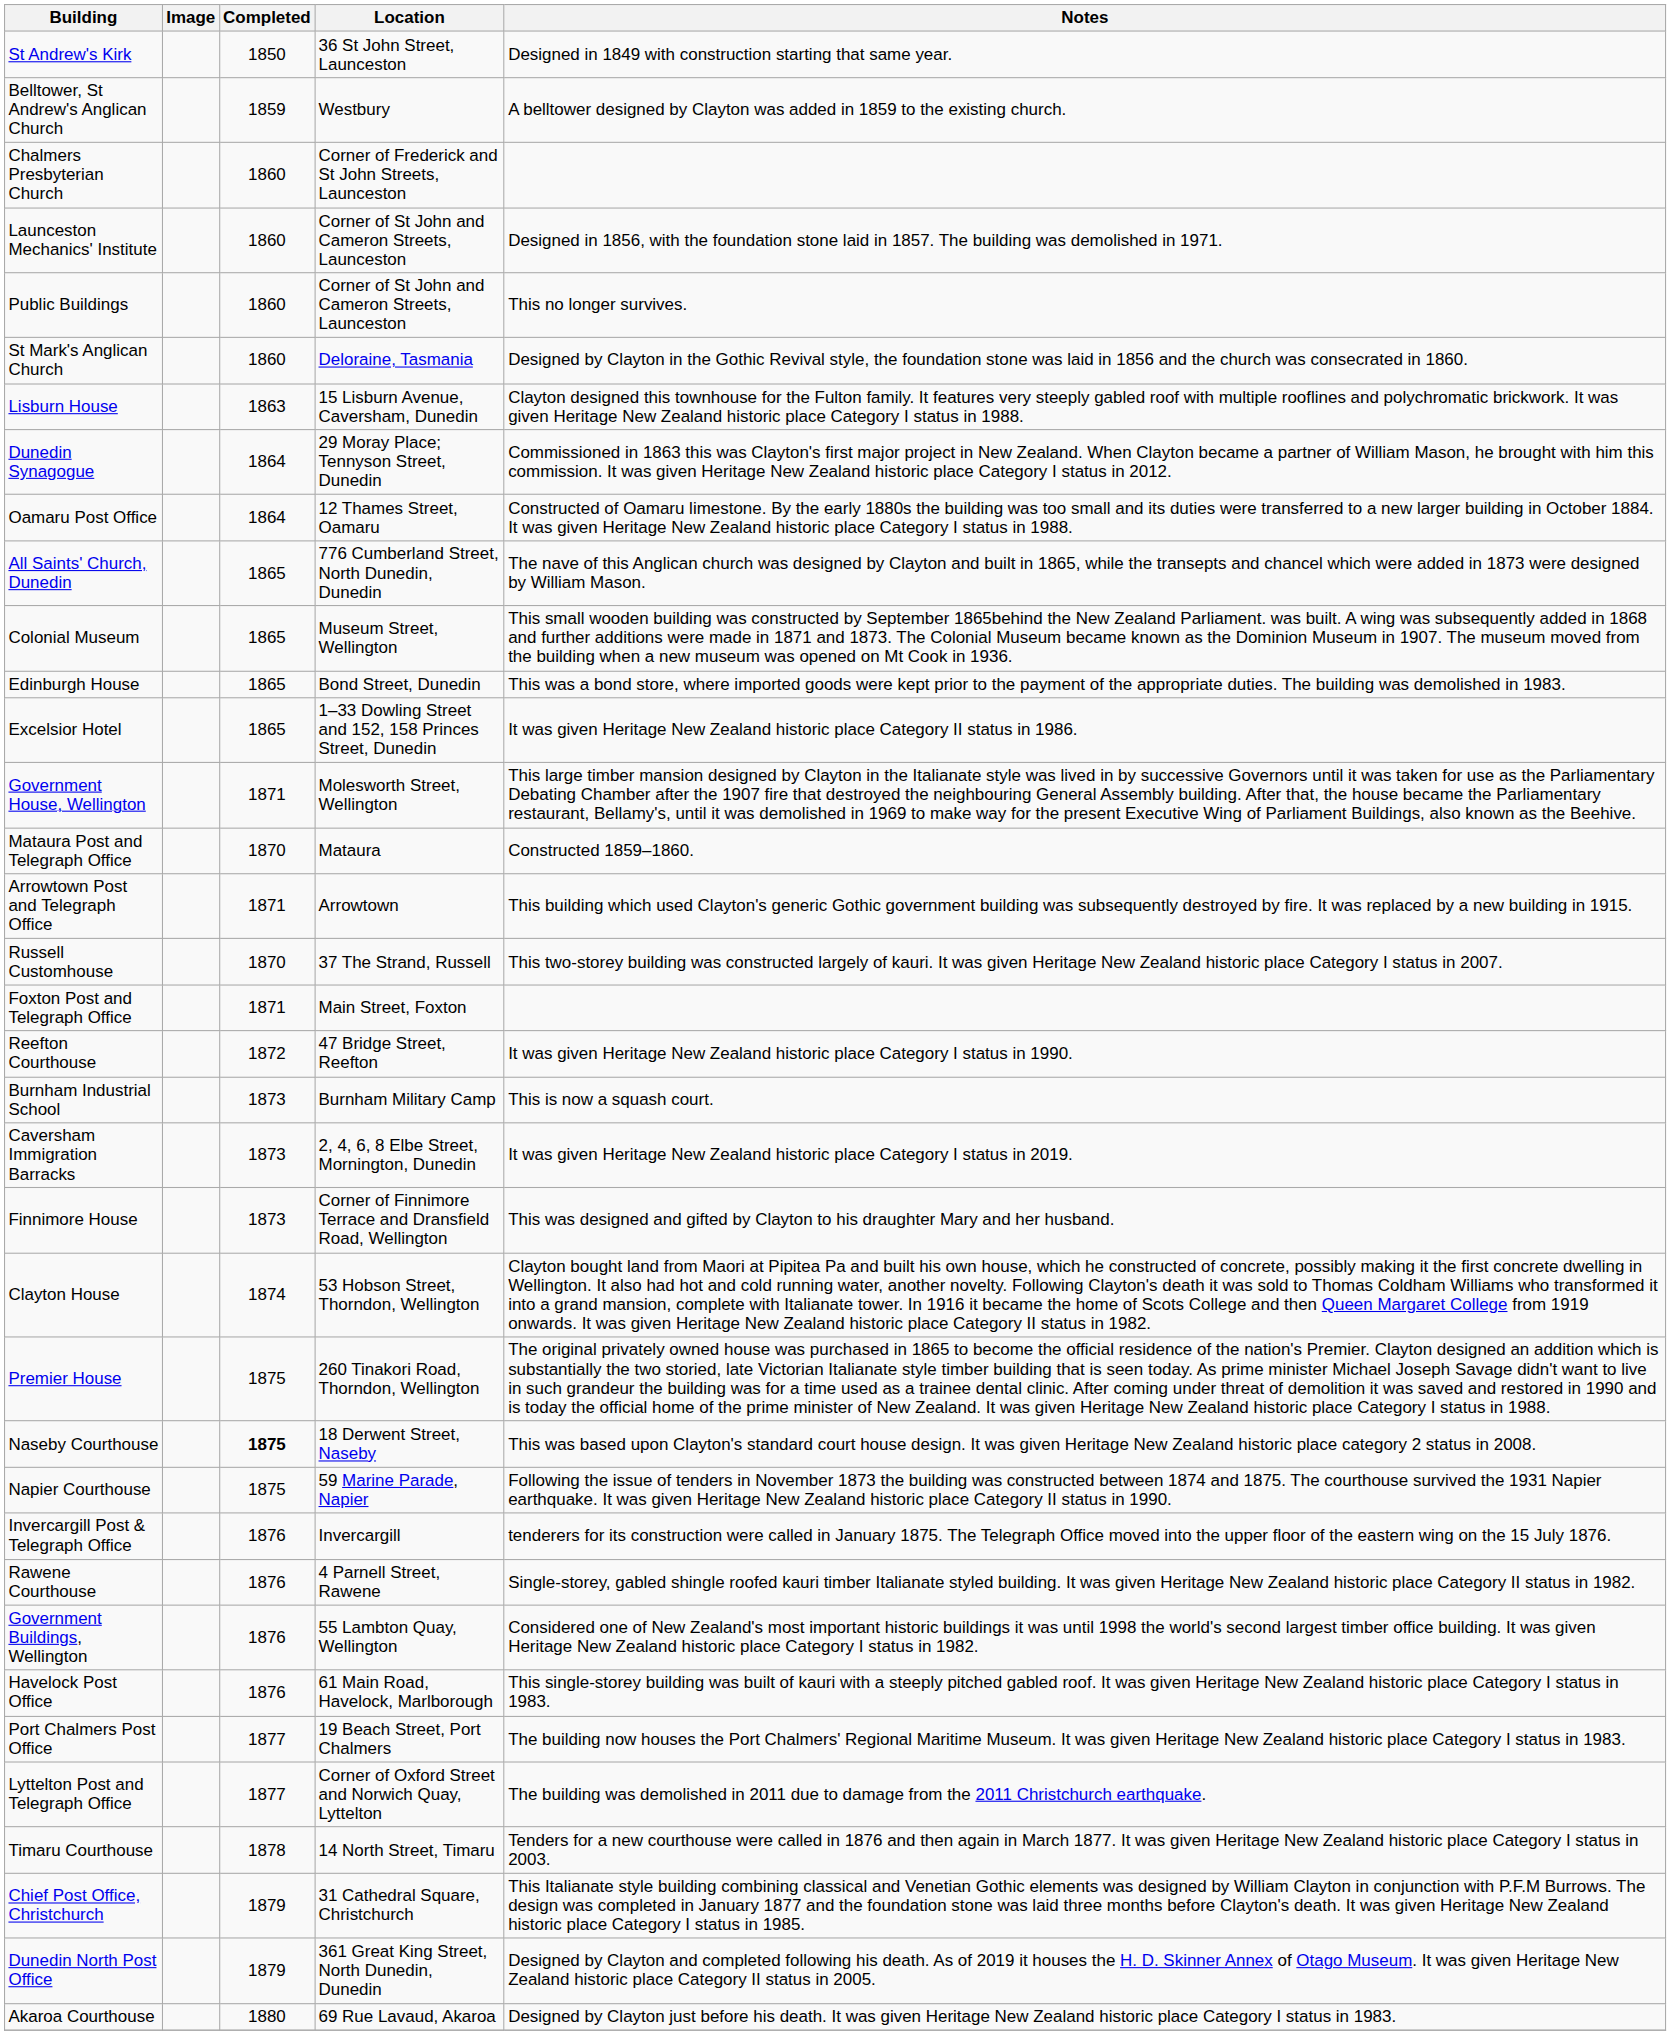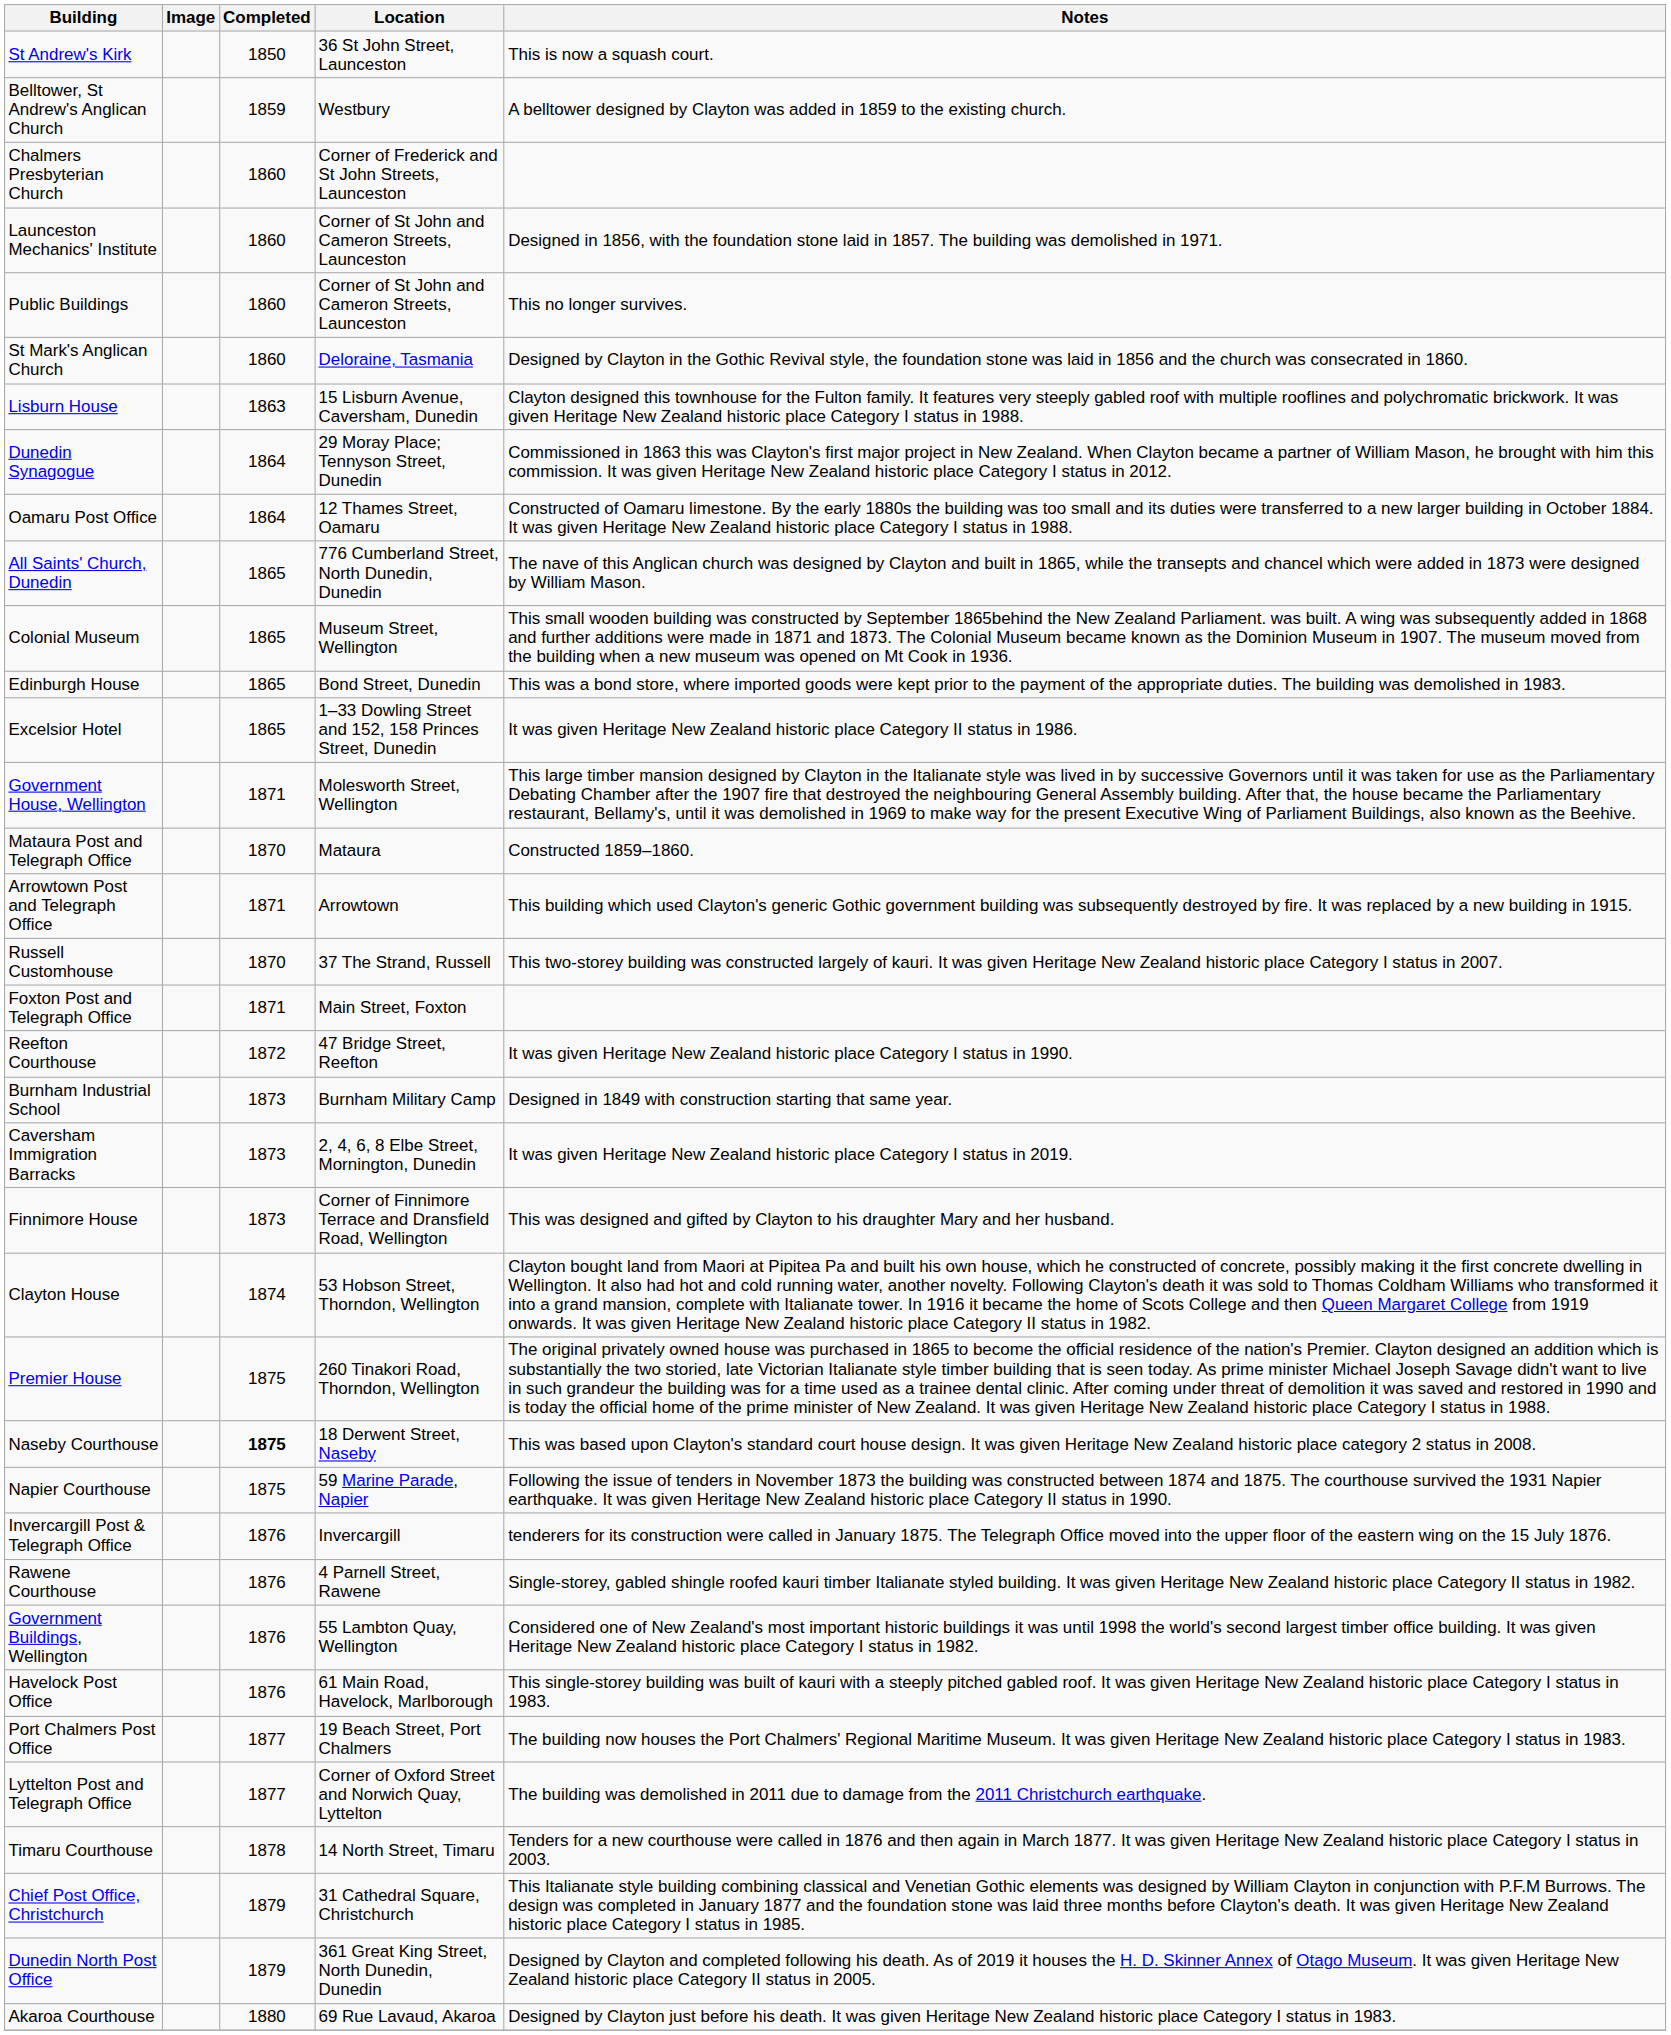(730, 54) Designed in 1849 with construction starting that same year. -> (611, 54) This is now a squash court.
(611, 1099) This is now a squash court. -> (730, 1099) Designed in 1849 with construction starting that same year.
